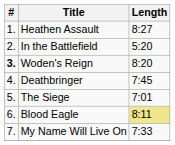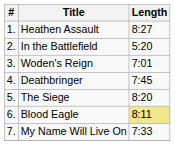(11, 64) bold -> (11, 64) normal
(142, 64) 8:20 -> (142, 64) 7:01
(142, 98) 7:01 -> (142, 98) 8:20
